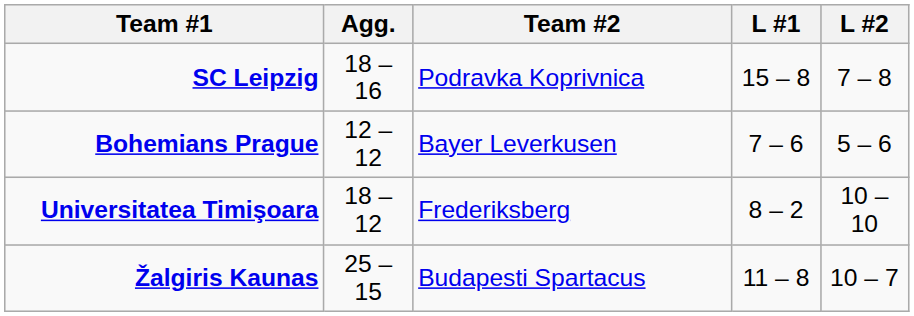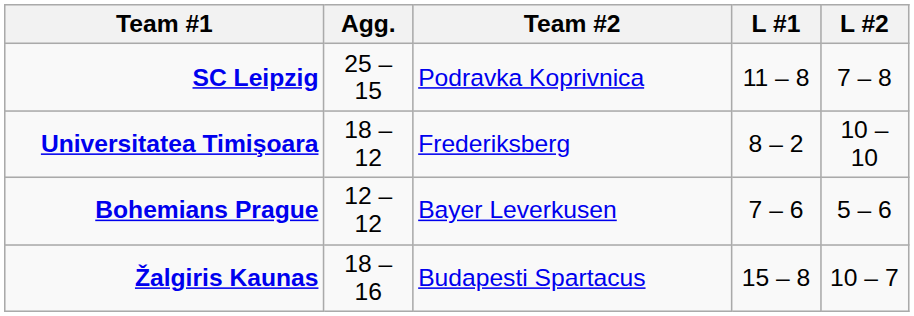(368, 76) 18 – 16 -> (368, 76) 25 – 15
(776, 76) 15 – 8 -> (776, 76) 11 – 8
rows swapped: (207, 143) <-> (180, 210)
(368, 277) 25 – 15 -> (368, 277) 18 – 16
(776, 277) 11 – 8 -> (776, 277) 15 – 8
